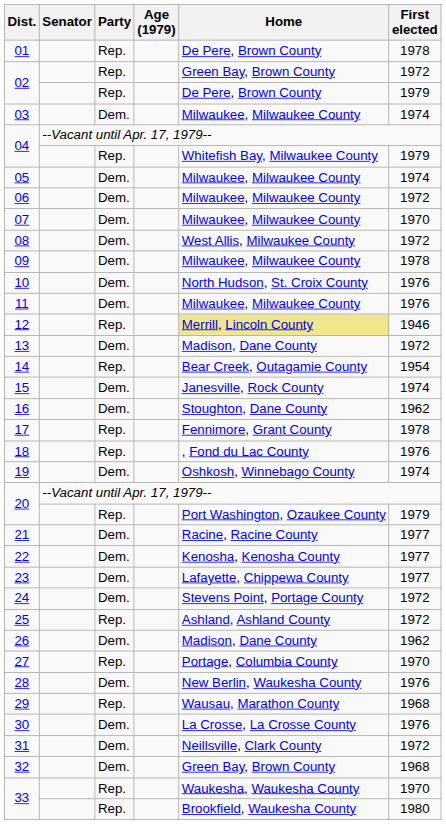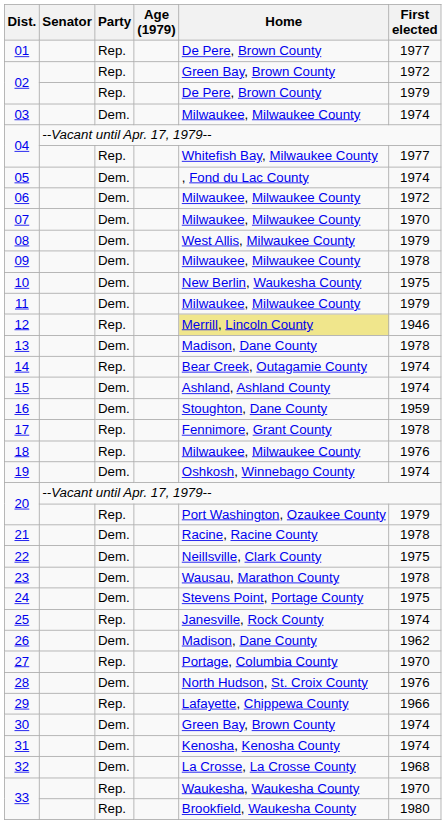(415, 51) 1978 -> (415, 51) 1977
(415, 156) 1979 -> (415, 156) 1977
(271, 177) Milwaukee, Milwaukee County -> (245, 177) , Fond du Lac County
(415, 240) 1972 -> (415, 240) 1979
(275, 282) North Hudson, St. Croix County -> (272, 282) New Berlin, Waukesha County
(415, 282) 1976 -> (415, 282) 1975
(415, 303) 1976 -> (415, 303) 1979
(415, 345) 1972 -> (415, 345) 1978
(415, 366) 1954 -> (415, 366) 1974
(253, 388) Janesville, Rock County -> (256, 388) Ashland, Ashland County
(415, 409) 1962 -> (415, 409) 1959
(245, 451) , Fond du Lac County -> (271, 451) Milwaukee, Milwaukee County
(415, 535) 1977 -> (415, 535) 1978
(261, 556) Kenosha, Kenosha County -> (252, 556) Neillsville, Clark County
(415, 556) 1977 -> (415, 556) 1975
(265, 577) Lafayette, Chippewa County -> (261, 577) Wausau, Marathon County
(415, 577) 1977 -> (415, 577) 1978
(415, 598) 1972 -> (415, 598) 1975
(256, 619) Ashland, Ashland County -> (253, 619) Janesville, Rock County
(415, 619) 1972 -> (415, 619) 1974
(272, 682) New Berlin, Waukesha County -> (275, 682) North Hudson, St. Croix County
(261, 703) Wausau, Marathon County -> (265, 703) Lafayette, Chippewa County
(415, 703) 1968 -> (415, 703) 1966
(269, 724) La Crosse, La Crosse County -> (258, 724) Green Bay, Brown County
(415, 724) 1976 -> (415, 724) 1974
(252, 746) Neillsville, Clark County -> (261, 746) Kenosha, Kenosha County
(415, 746) 1972 -> (415, 746) 1974
(258, 767) Green Bay, Brown County -> (269, 767) La Crosse, La Crosse County
